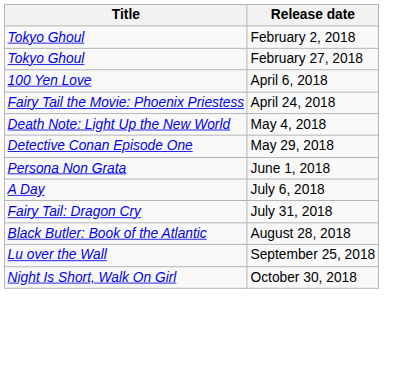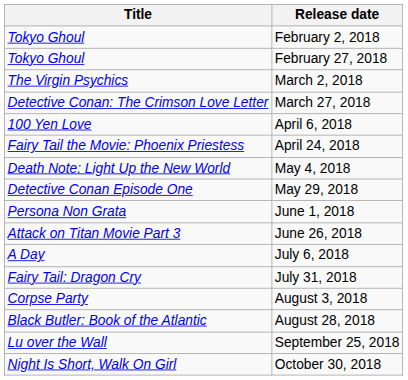+ row: (319, 80)
+ row: (323, 102)
+ row: (318, 233)
+ row: (321, 299)
